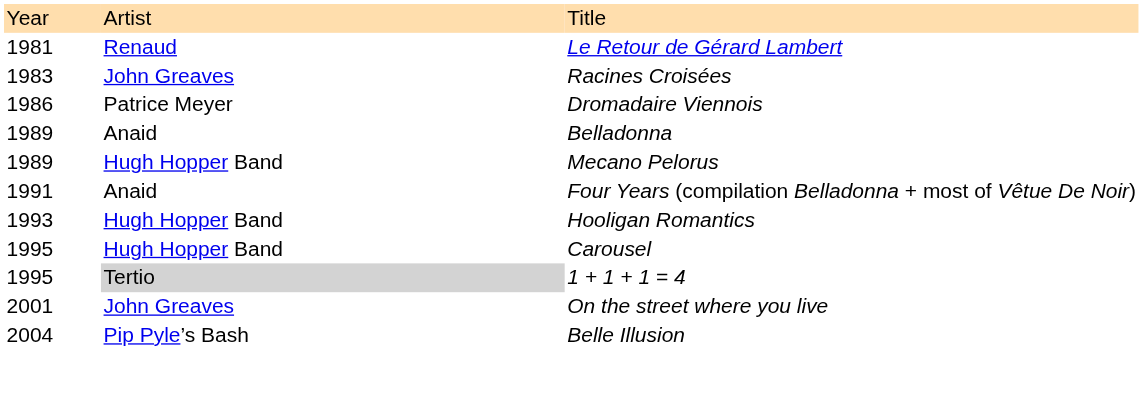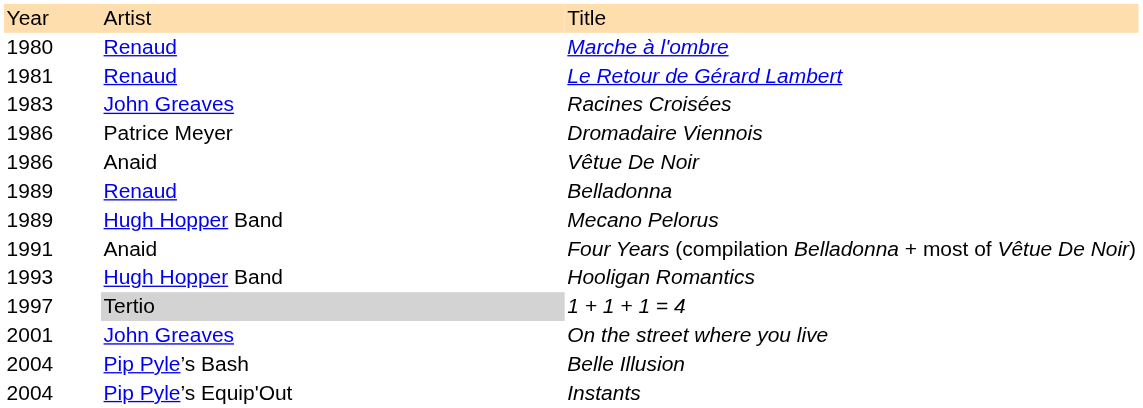+ row: (648, 47)
+ row: (633, 162)
(130, 133) Anaid -> (140, 191) Renaud
- row: (609, 248)
(30, 277) 1995 -> (30, 306) 1997
+ row: (604, 392)
